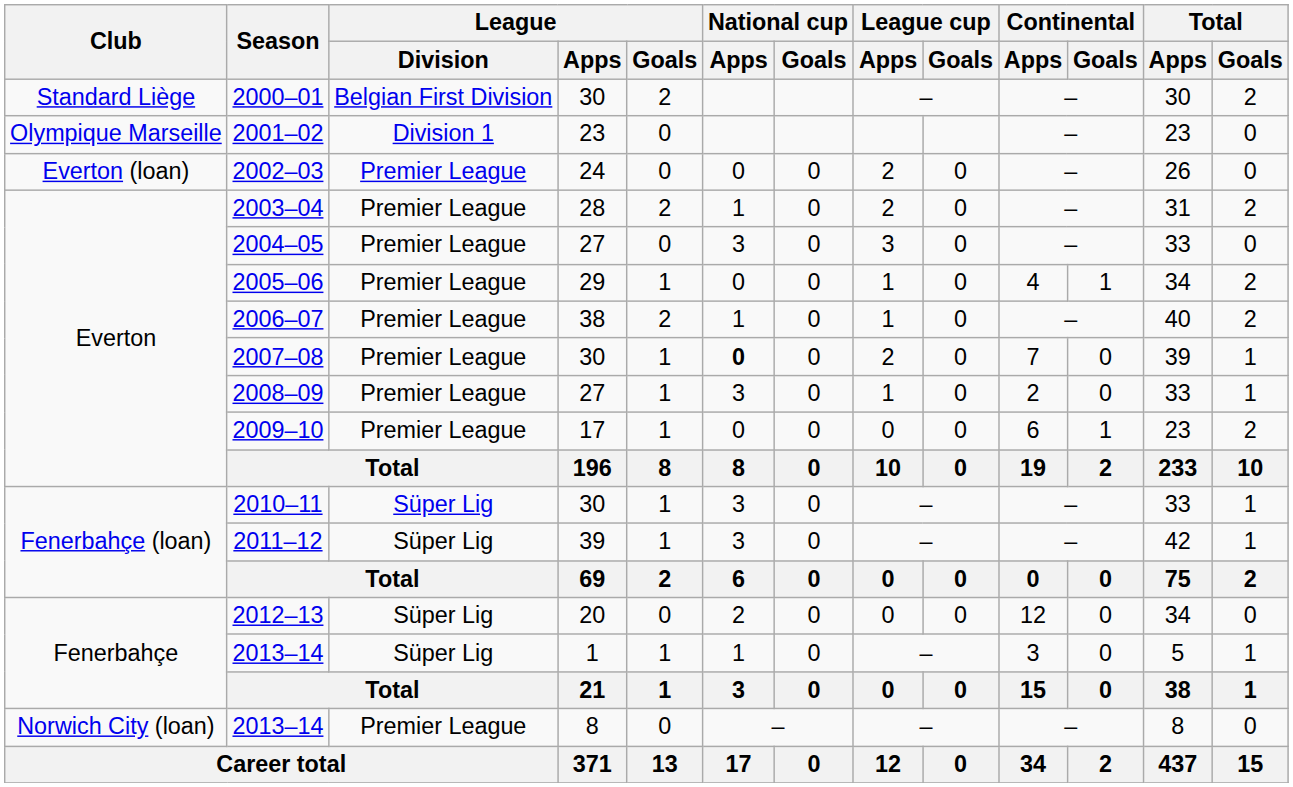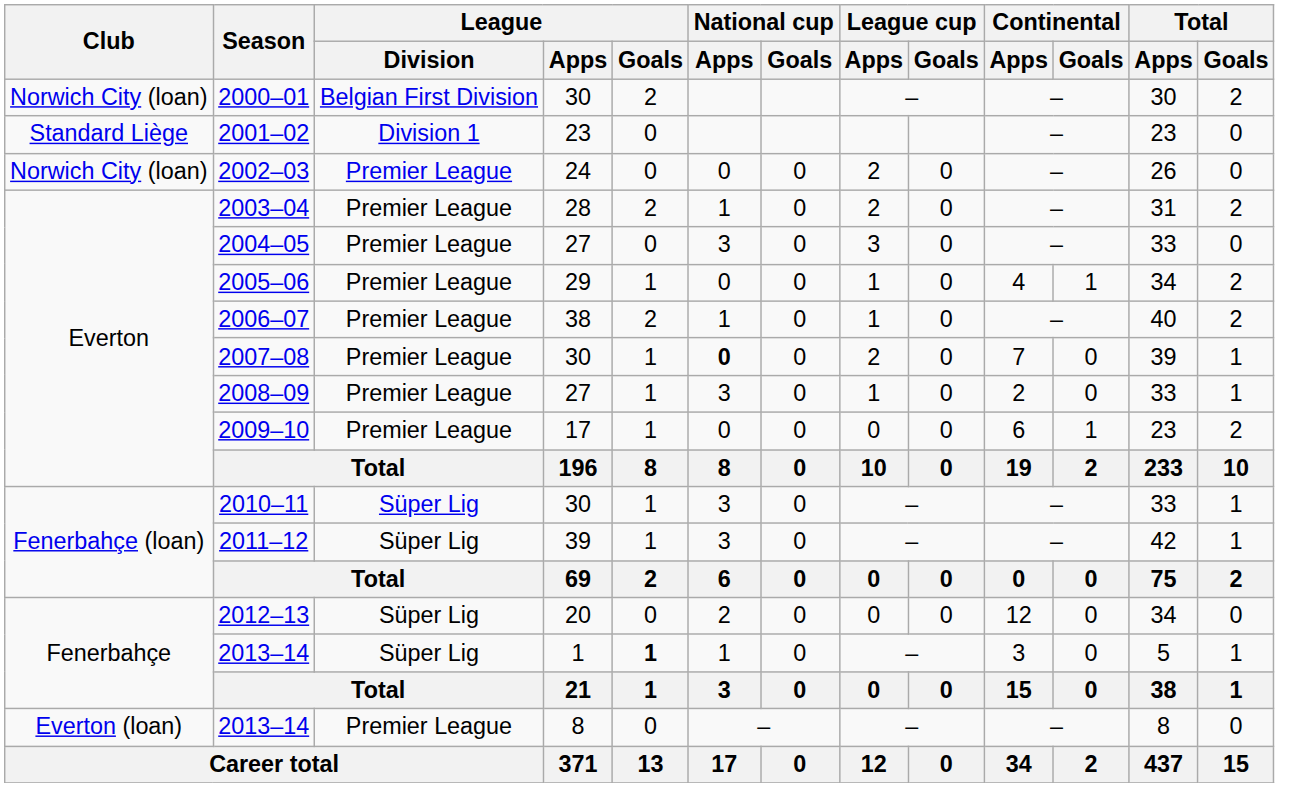(116, 97) Standard Liège -> (109, 97) Norwich City (loan)
(116, 134) Olympique Marseille -> (109, 134) Standard Liège
(116, 171) Everton (loan) -> (109, 171) Norwich City (loan)
(665, 652) normal -> (650, 652) bold
(116, 726) Norwich City (loan) -> (109, 726) Everton (loan)
